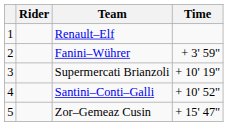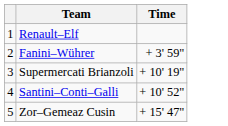- column: (34, 14)
